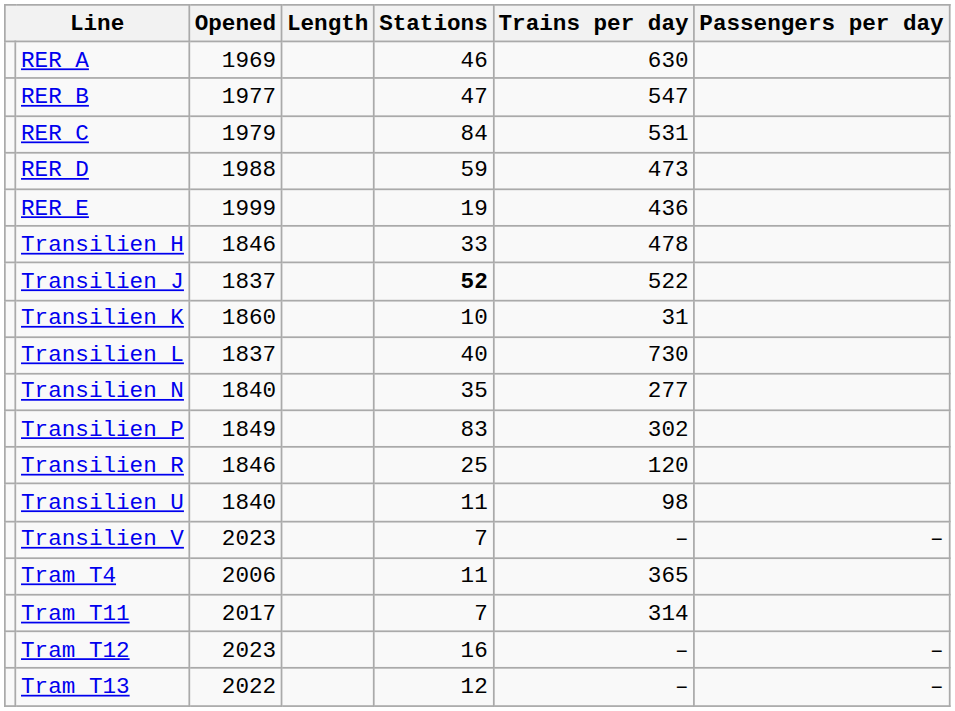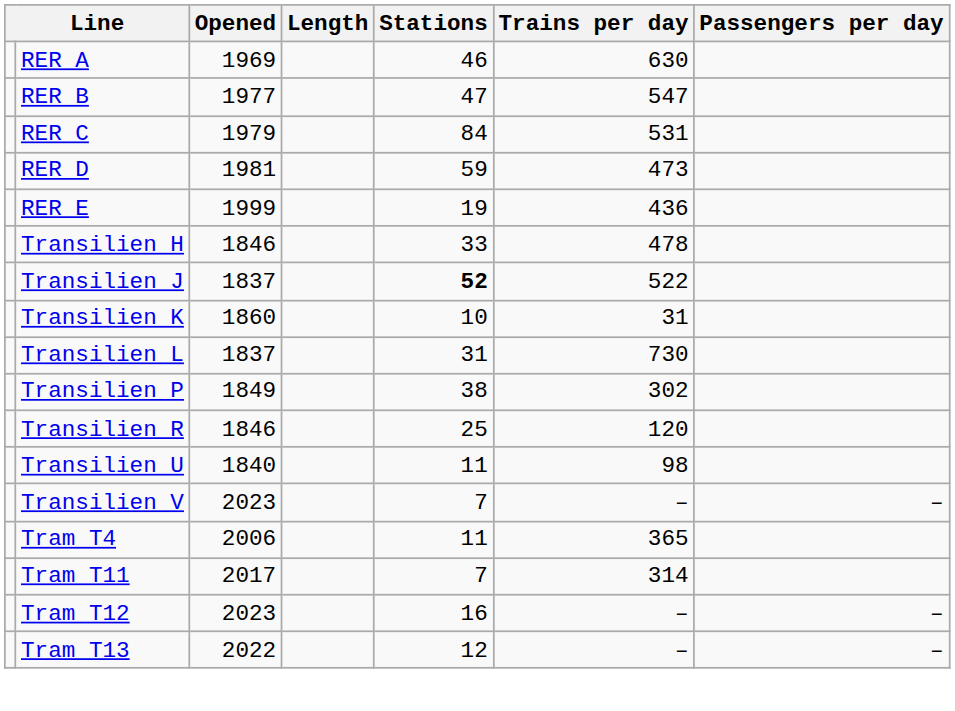(249, 171) 1988 -> (249, 171) 1981
(474, 355) 40 -> (474, 355) 31
- row: (102, 392)
(474, 429) 83 -> (474, 392) 38
